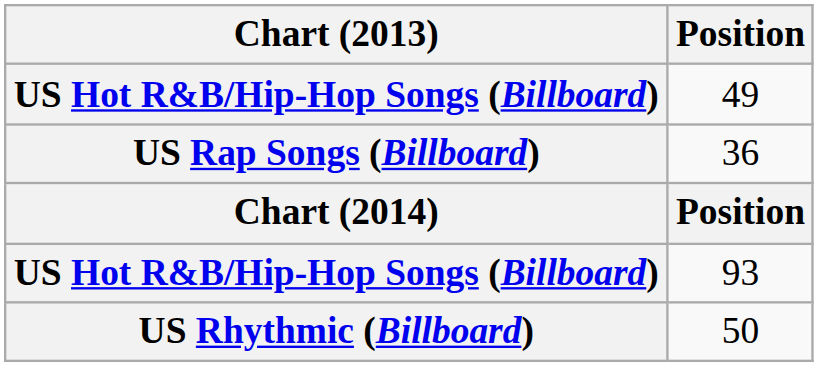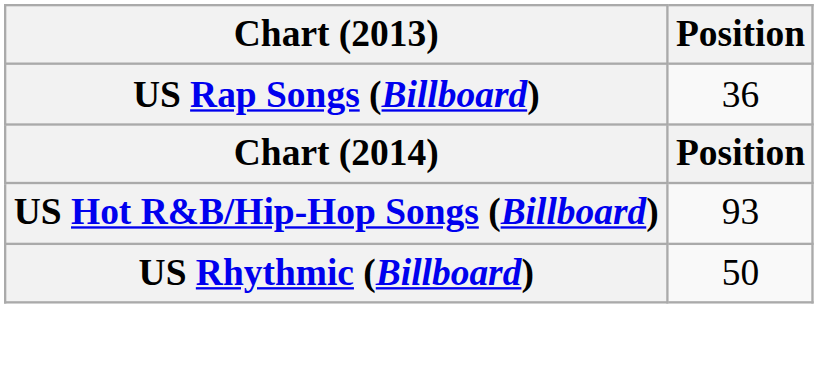- row: (740, 93)
